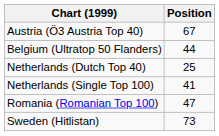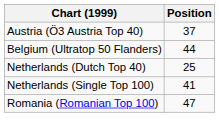(189, 31) 67 -> (189, 31) 37
- row: (53, 121)
